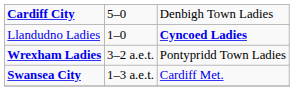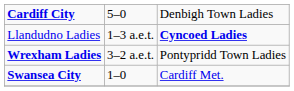(117, 34) 1–0 -> (130, 34) 1–3 a.e.t.
(130, 75) 1–3 a.e.t. -> (117, 75) 1–0
